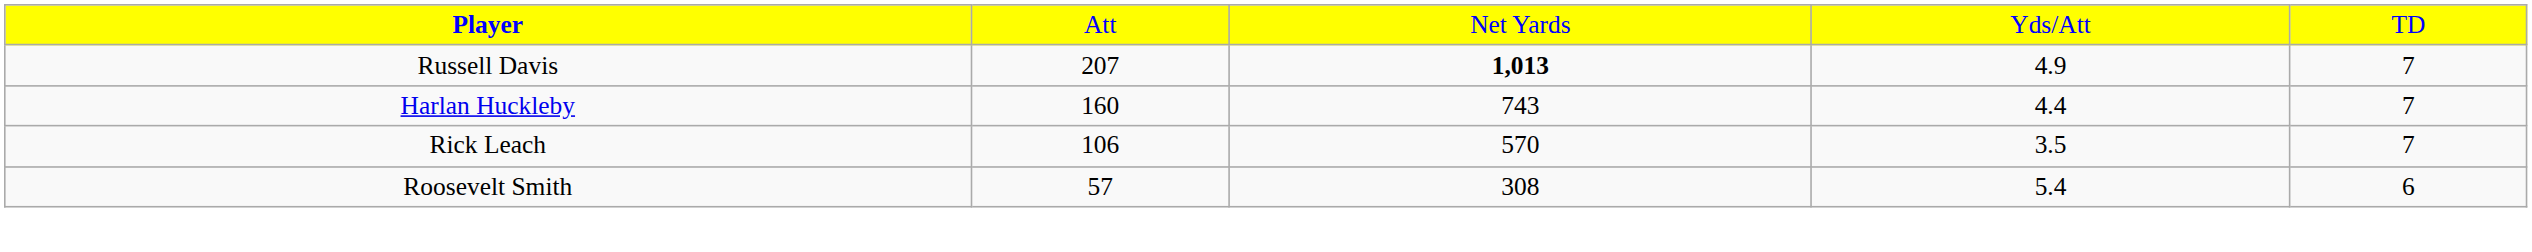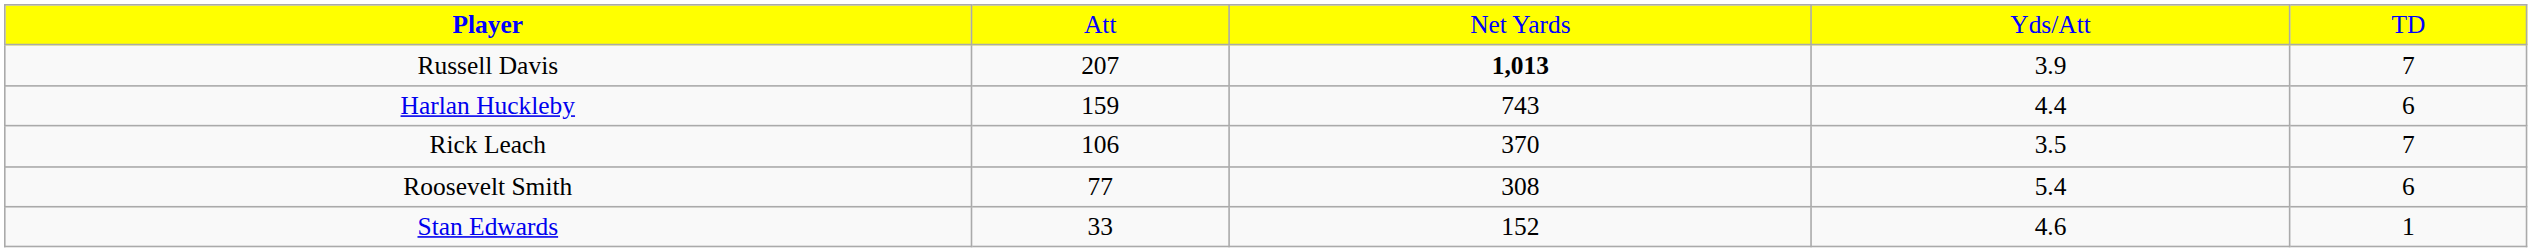(2051, 65) 4.9 -> (2051, 65) 3.9
(1100, 105) 160 -> (1100, 105) 159
(2408, 105) 7 -> (2408, 105) 6
(1520, 145) 570 -> (1520, 145) 370
(1100, 186) 57 -> (1100, 186) 77
+ row: (488, 226)
